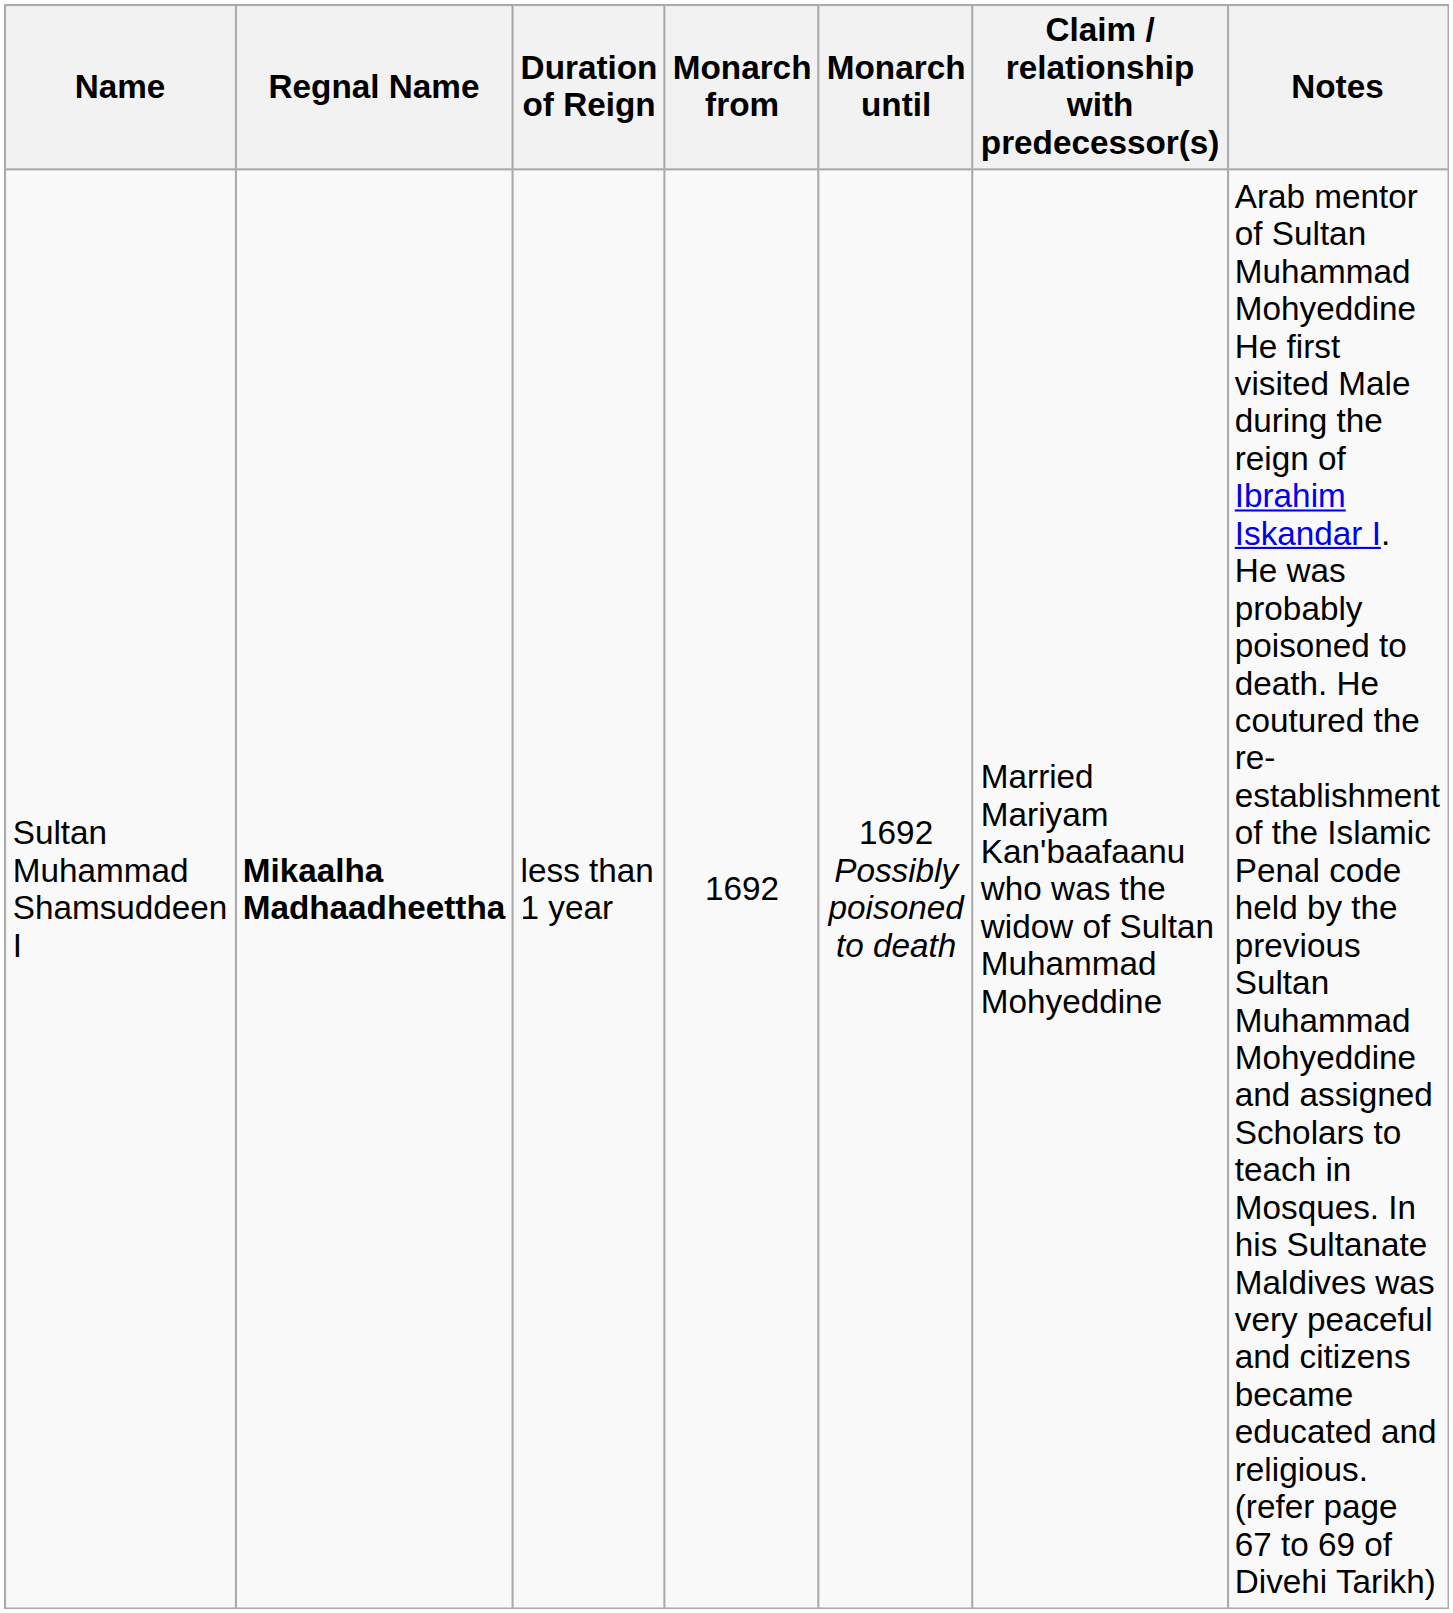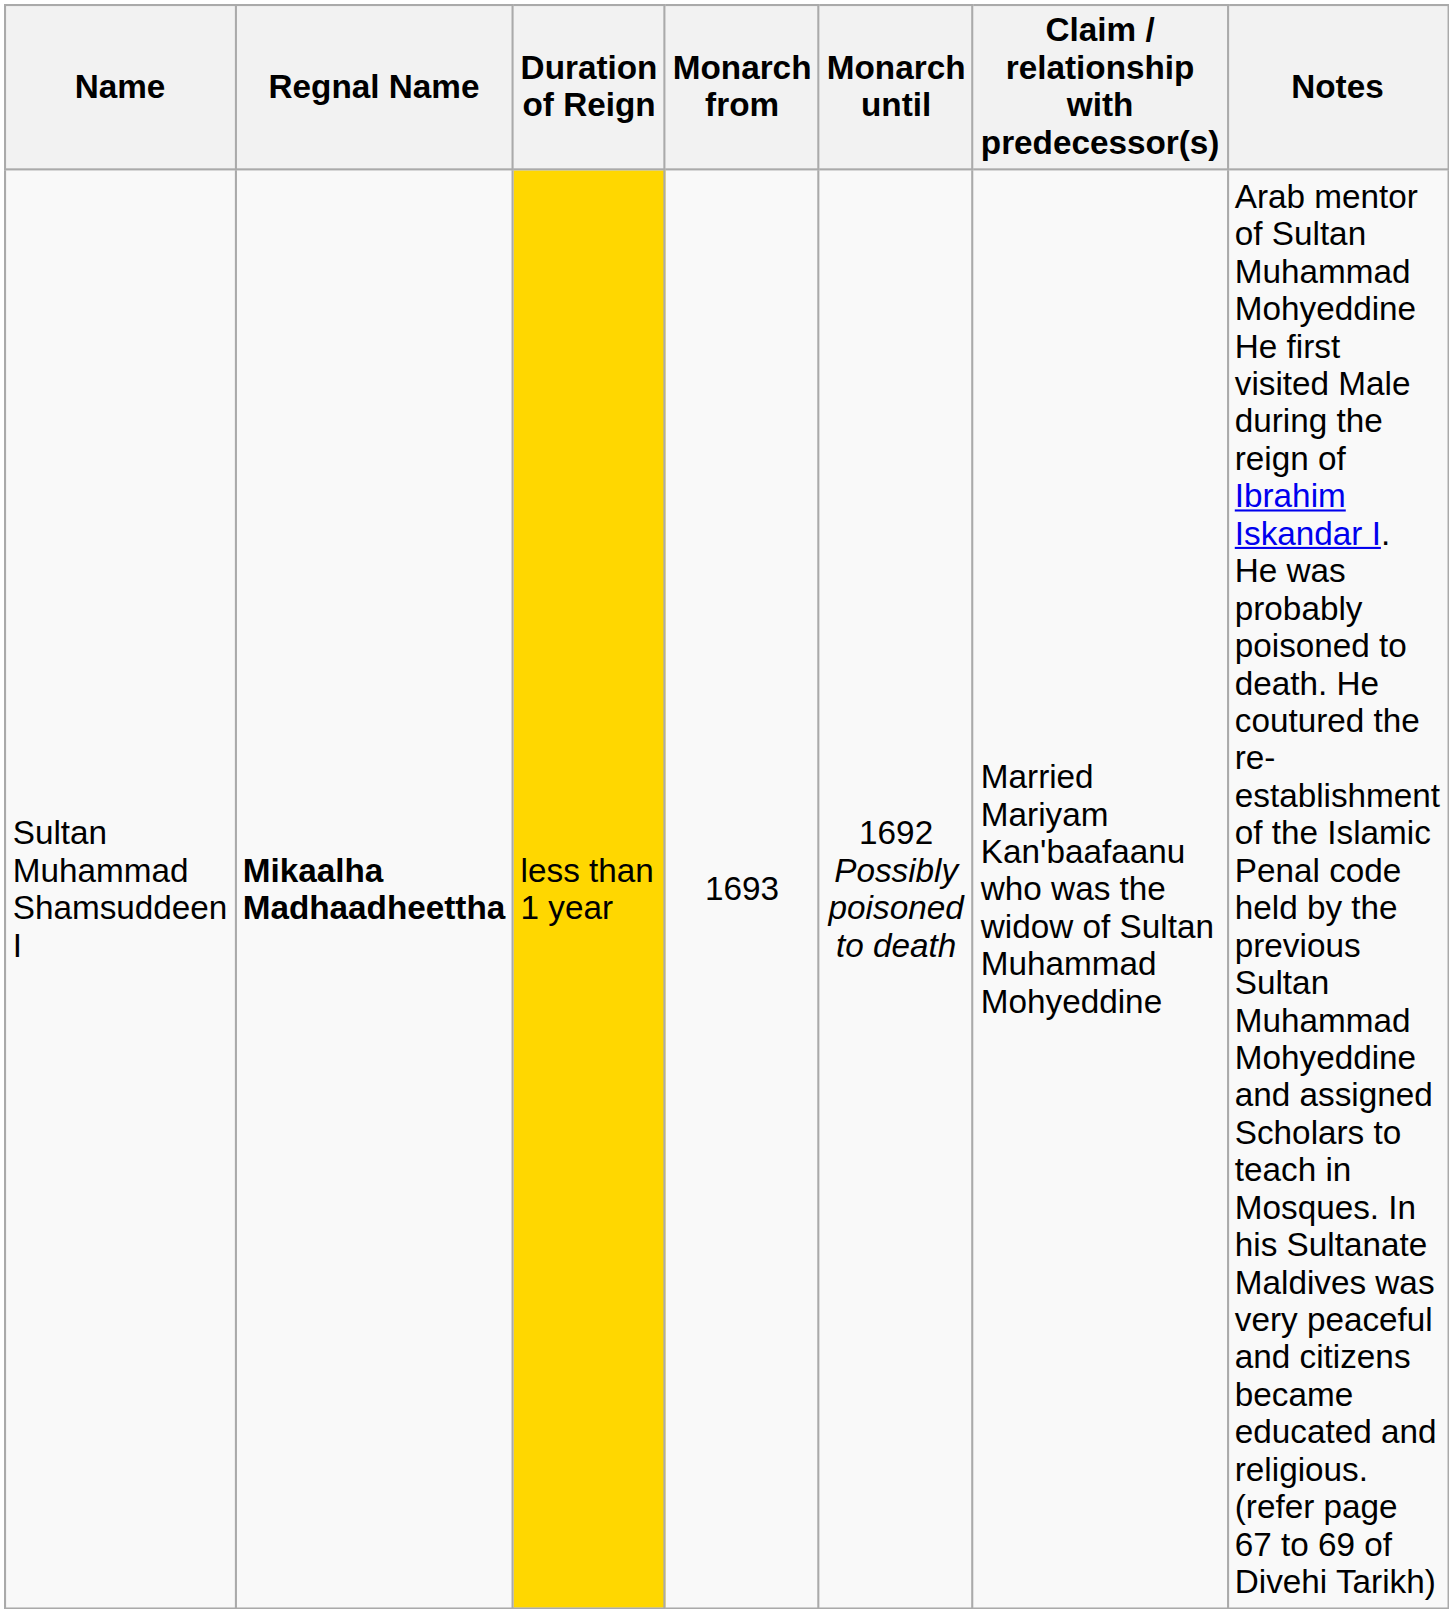(587, 888) no background -> (587, 888) gold background
(742, 888) 1692 -> (742, 888) 1693
